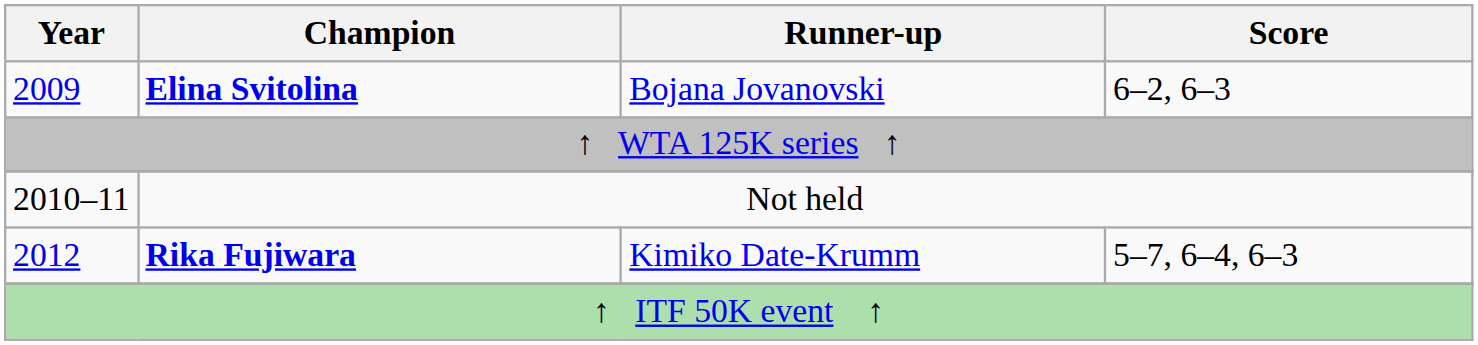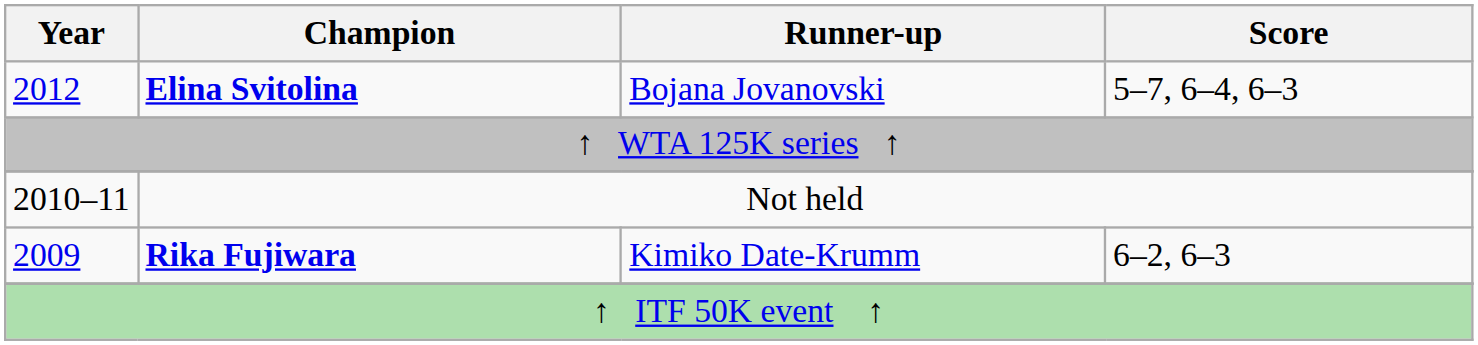(47, 88) 2009 -> (47, 88) 2012
(1172, 88) 6–2, 6–3 -> (1206, 88) 5–7, 6–4, 6–3
(47, 254) 2012 -> (47, 254) 2009
(1206, 254) 5–7, 6–4, 6–3 -> (1172, 254) 6–2, 6–3
